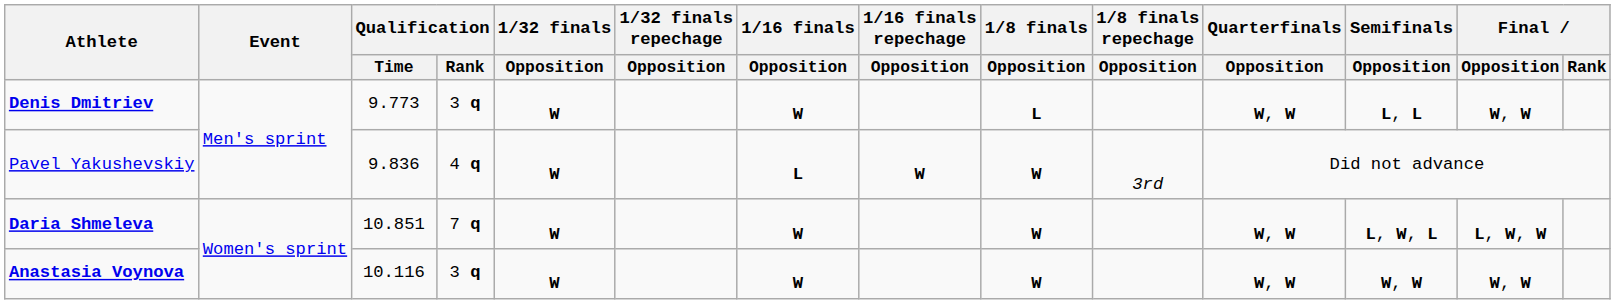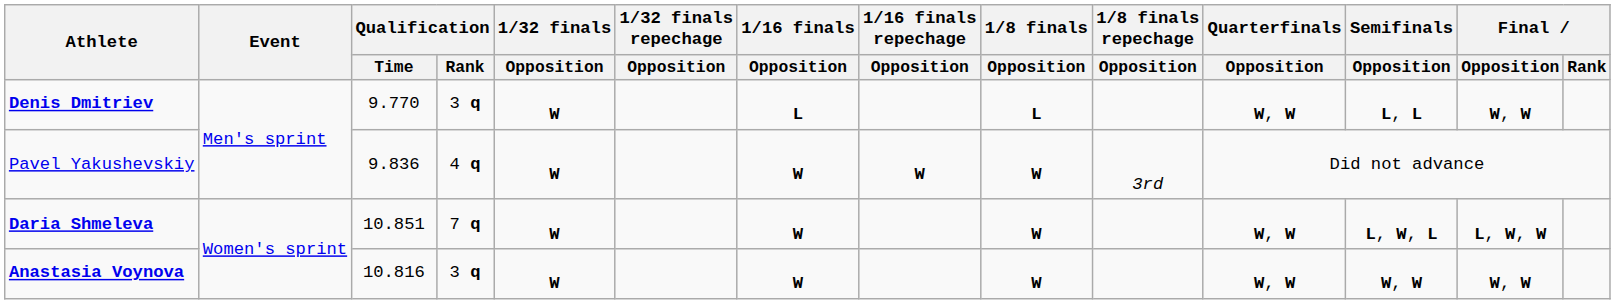(394, 104) 9.773 -> (394, 104) 9.770
(798, 115) W -> (798, 115) L
(798, 174) L -> (798, 174) W
(394, 273) 10.116 -> (394, 273) 10.816
